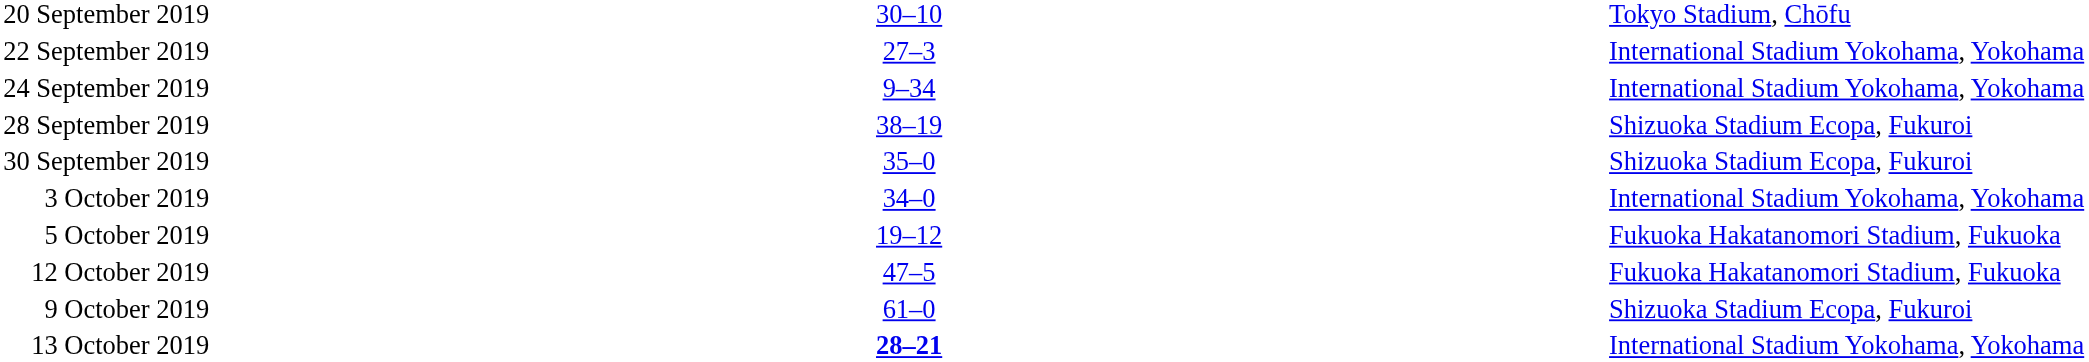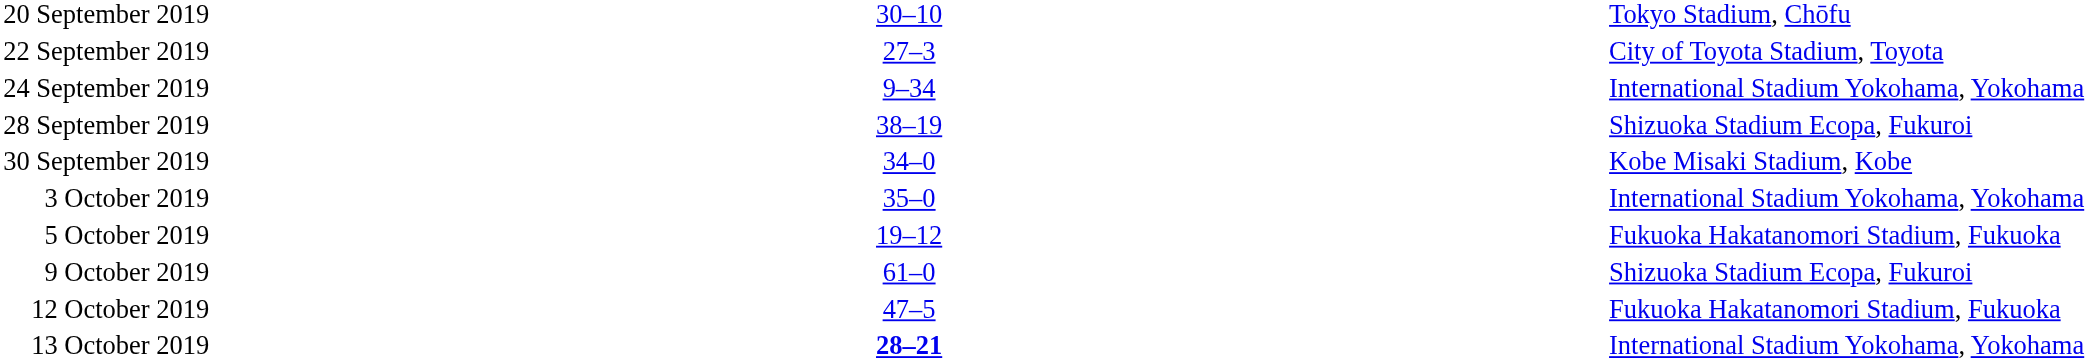(1847, 51) International Stadium Yokohama, Yokohama -> (1776, 51) City of Toyota Stadium, Toyota
(909, 161) 35–0 -> (909, 161) 34–0
(1791, 161) Shizuoka Stadium Ecopa, Fukuroi -> (1761, 161) Kobe Misaki Stadium, Kobe
(909, 198) 34–0 -> (909, 198) 35–0
rows swapped: (127, 308) <-> (120, 272)
